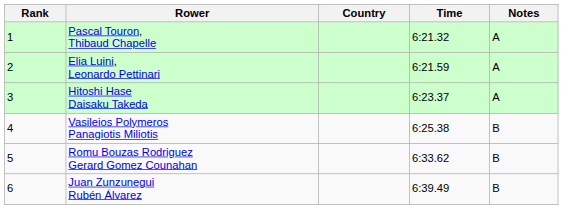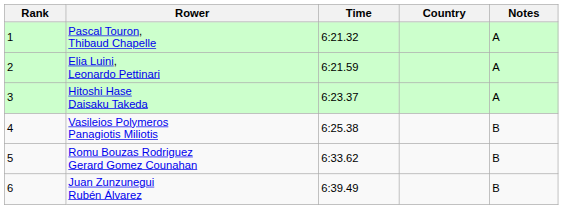columns swapped: (364, 13) <-> (449, 13)
